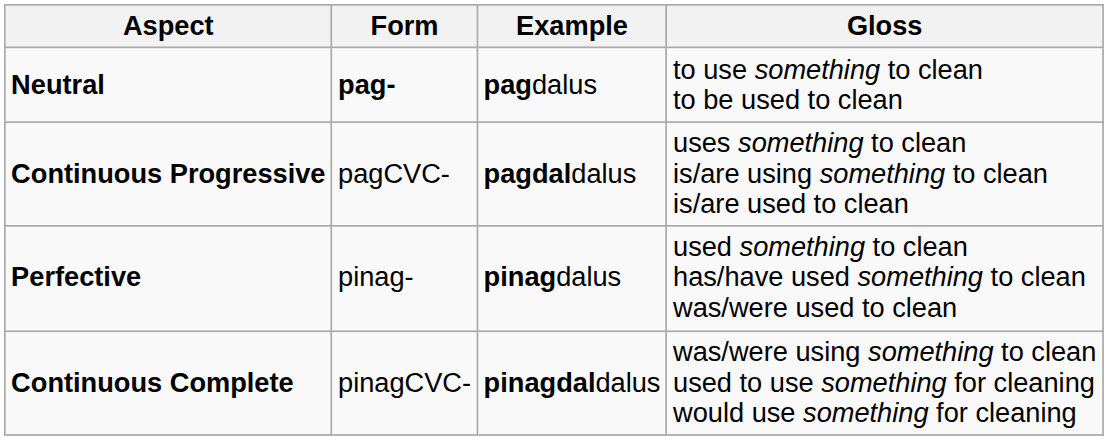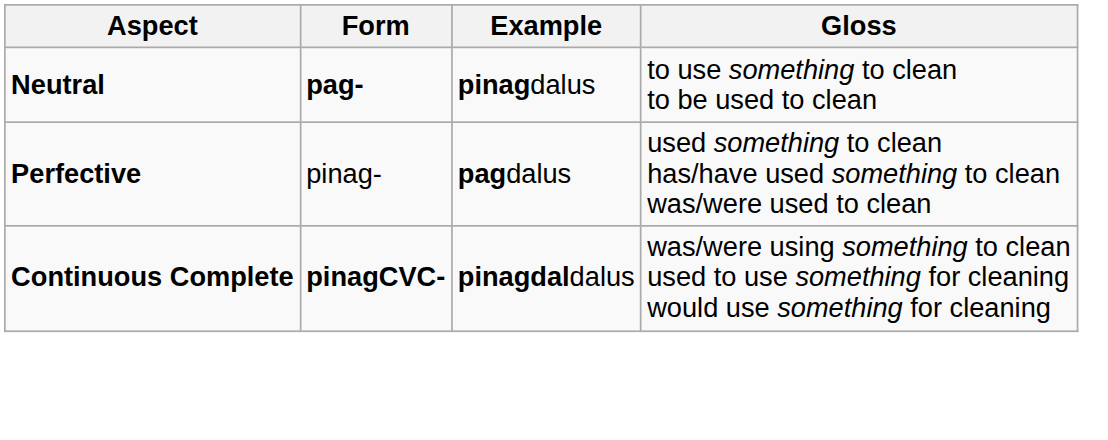(540, 84) pagdalus -> (527, 84) pinagdalus
- row: (168, 173)
(552, 277) pinagdalus -> (514, 173) pagdalus
(405, 382) normal -> (376, 277) bold
